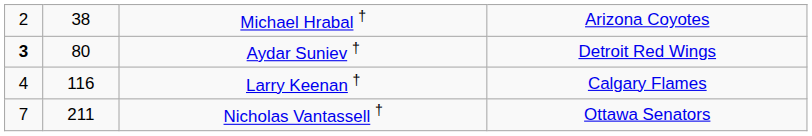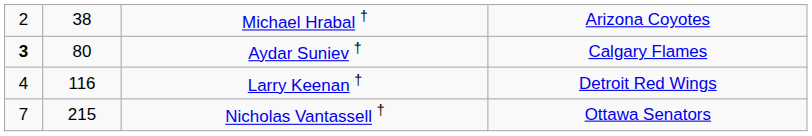(647, 51) Detroit Red Wings -> (648, 51) Calgary Flames
(647, 83) Calgary Flames -> (648, 83) Detroit Red Wings
(81, 114) 211 -> (82, 114) 215
